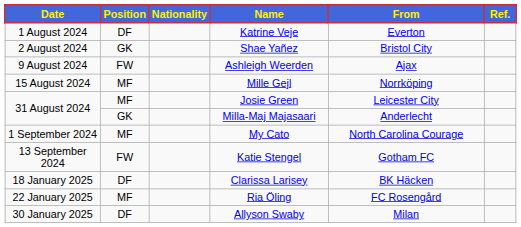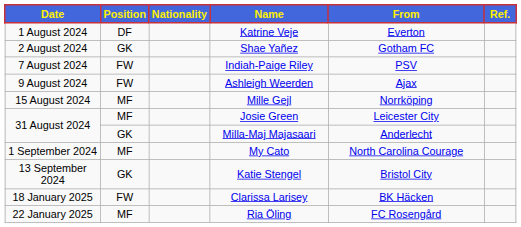(406, 49) Bristol City -> (406, 49) Gotham FC
+ row: (269, 66)
(125, 157) FW -> (125, 174) GK
(406, 157) Gotham FC -> (406, 174) Bristol City
(125, 180) DF -> (125, 197) FW
- row: (269, 214)
